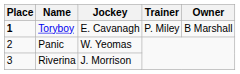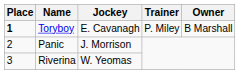(106, 45) W. Yeomas -> (106, 45) J. Morrison
(106, 61) J. Morrison -> (106, 61) W. Yeomas
